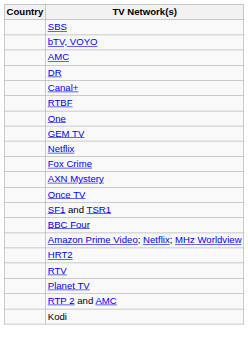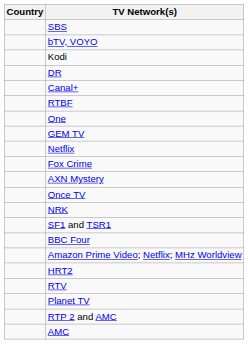rows swapped: (57, 316) <-> (58, 57)
+ row: (58, 210)
